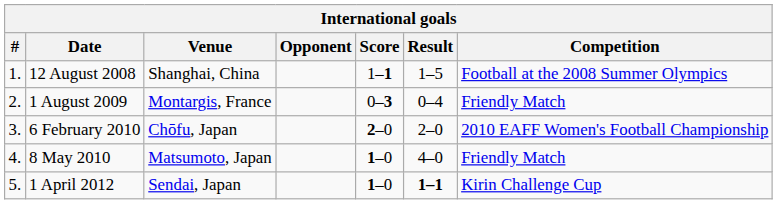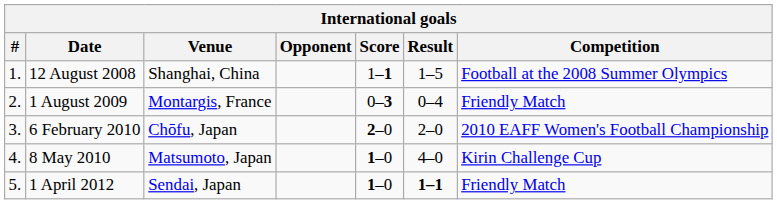(513, 157) Friendly Match -> (531, 157) Kirin Challenge Cup
(531, 185) Kirin Challenge Cup -> (513, 185) Friendly Match
